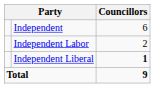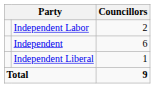rows swapped: (38, 28) <-> (51, 43)
(145, 59) bold -> (145, 59) normal
